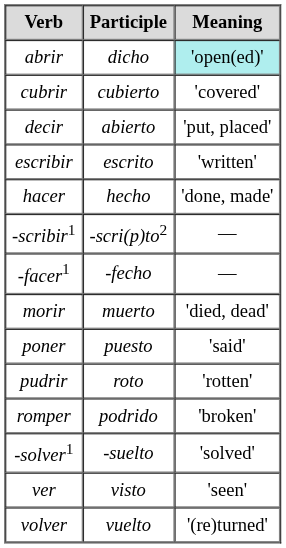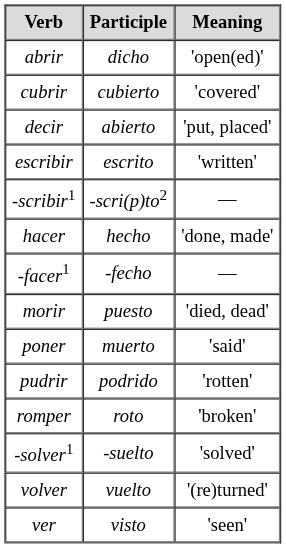(227, 57) paleturquoise background -> (227, 57) no background
rows swapped: (44, 233) <-> (44, 196)
(128, 310) muerto -> (128, 310) puesto
(128, 345) puesto -> (128, 345) muerto
(128, 380) roto -> (128, 380) podrido
(128, 415) podrido -> (128, 415) roto
rows swapped: (44, 489) <-> (44, 524)
